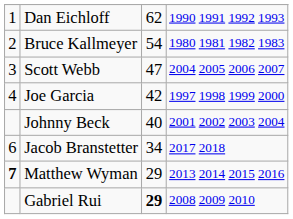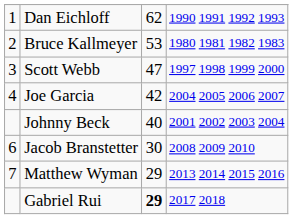(154, 43) 54 -> (154, 43) 53
(227, 69) 2004 2005 2006 2007 -> (227, 69) 1997 1998 1999 2000
(227, 95) 1997 1998 1999 2000 -> (227, 95) 2004 2005 2006 2007
(154, 148) 34 -> (154, 148) 30
(197, 148) 2017 2018 -> (212, 148) 2008 2009 2010
(12, 174) bold -> (12, 174) normal
(212, 200) 2008 2009 2010 -> (197, 200) 2017 2018
